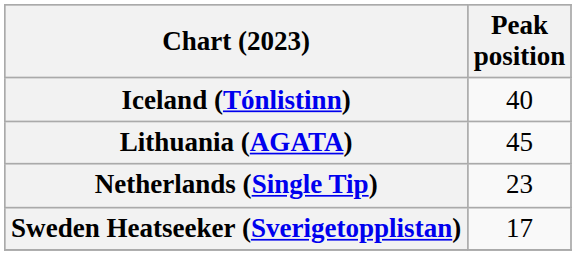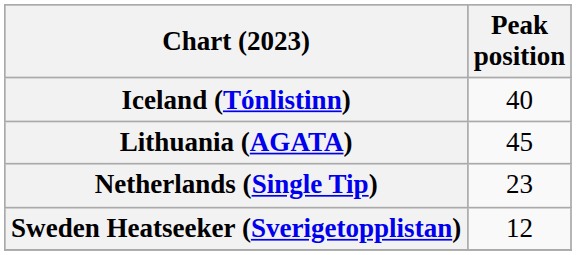(520, 227) 17 -> (520, 227) 12
